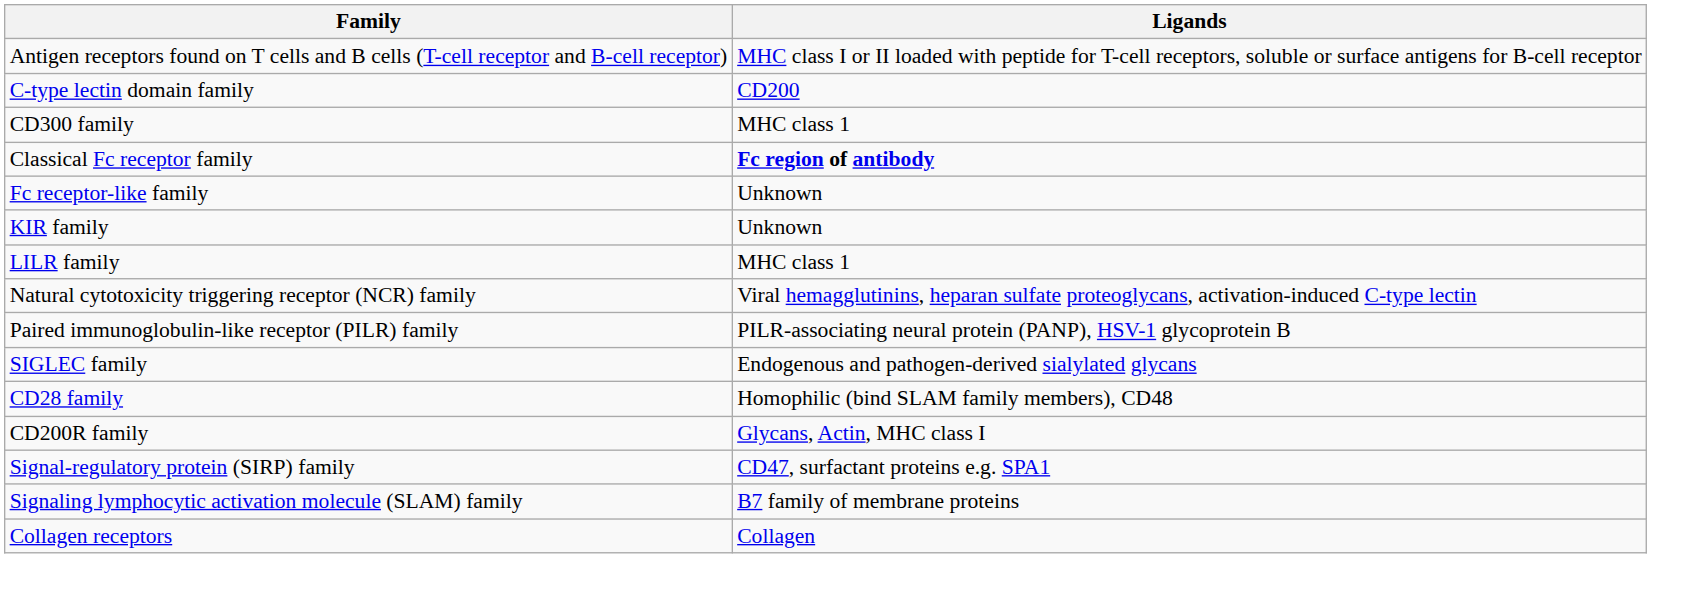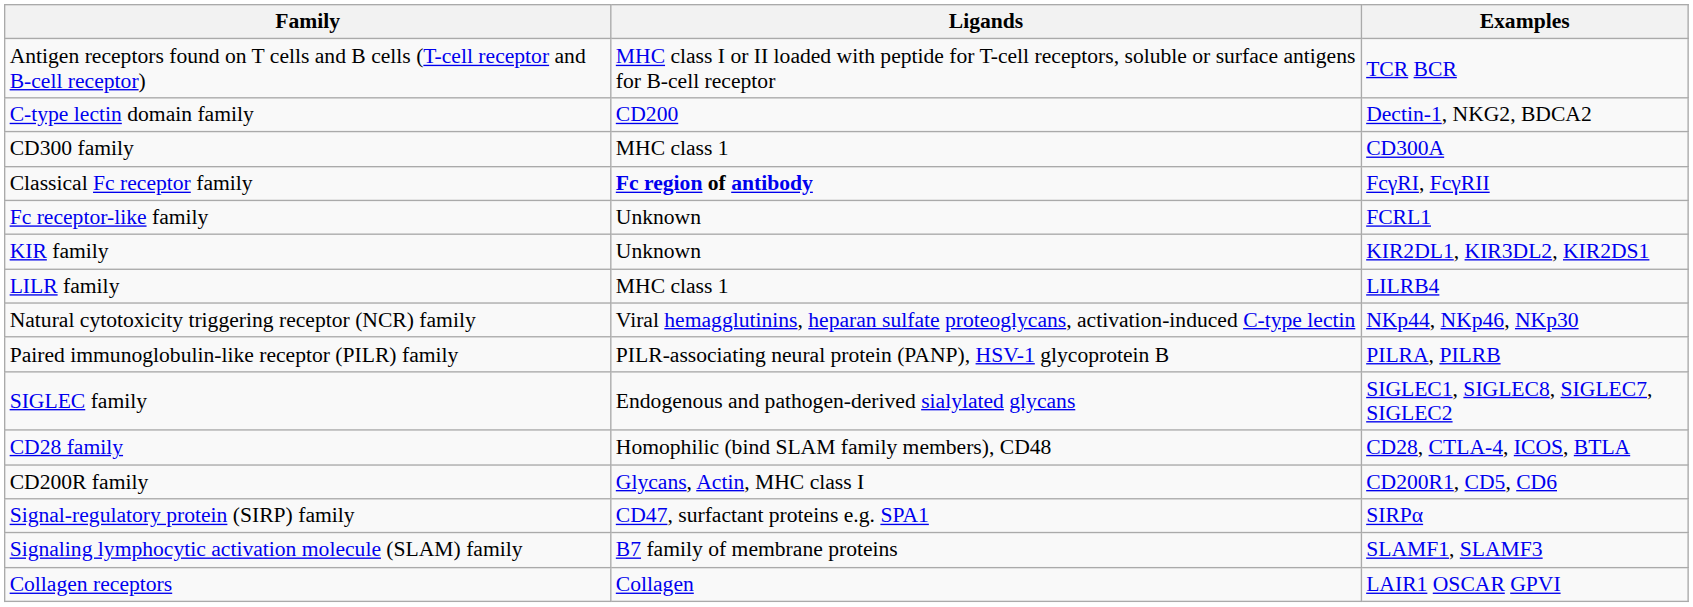+ column: (1525, 21)
